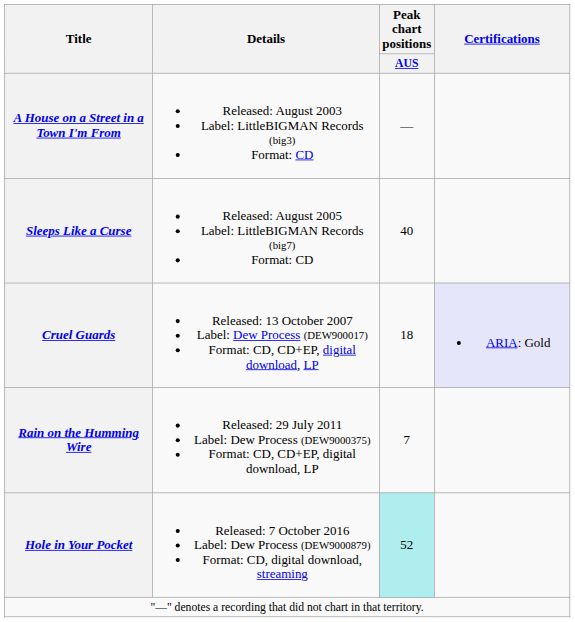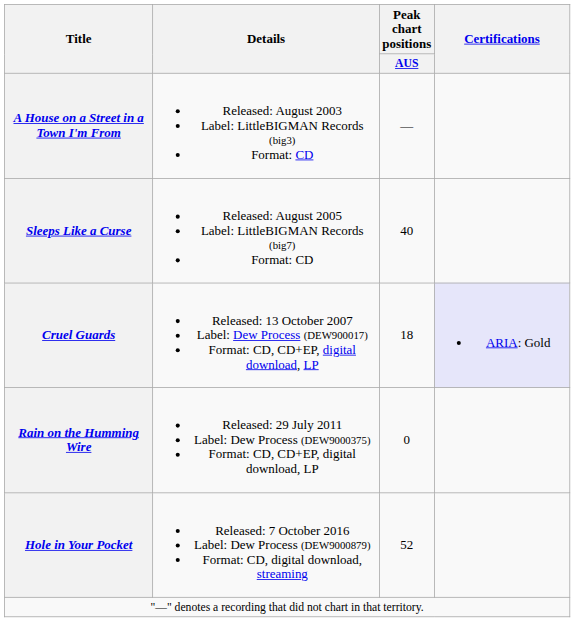(407, 440) 7 -> (407, 440) 0
(407, 545) paleturquoise background -> (407, 545) no background
